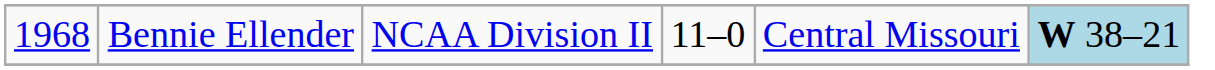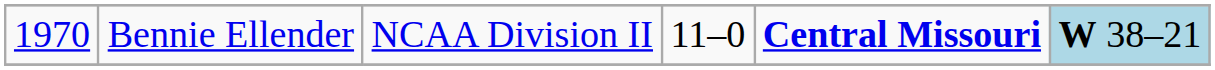(52, 34) 1968 -> (52, 34) 1970
(891, 34) normal -> (902, 34) bold
